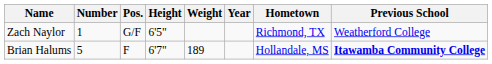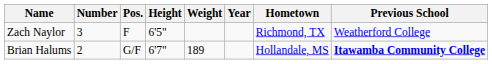(80, 31) 1 -> (80, 31) 3
(132, 31) G/F -> (126, 31) F
(80, 50) 5 -> (80, 50) 2
(126, 50) F -> (132, 50) G/F
